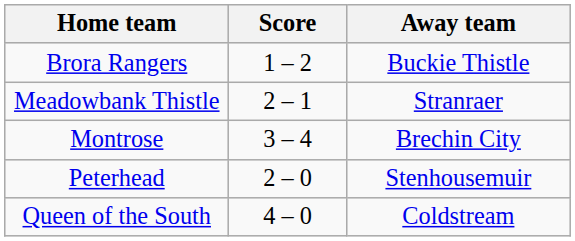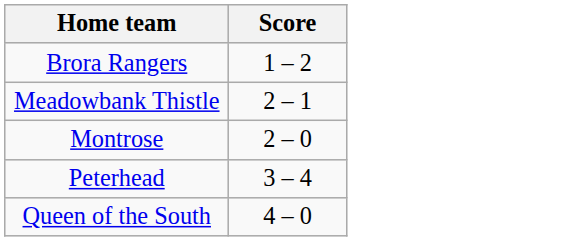- column: (458, 23)
(288, 139) 3 – 4 -> (288, 139) 2 – 0
(288, 178) 2 – 0 -> (288, 178) 3 – 4
